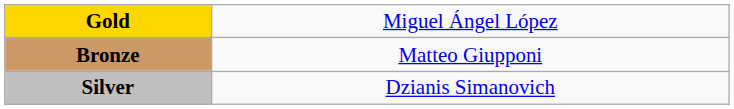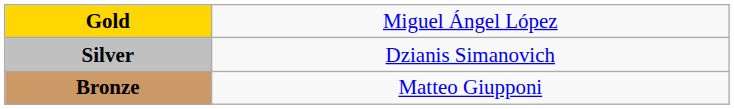rows swapped: (108, 87) <-> (108, 54)
